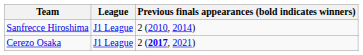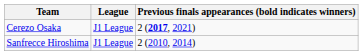rows swapped: (34, 43) <-> (48, 27)
